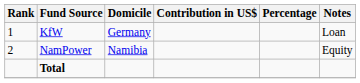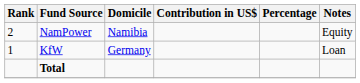rows swapped: (51, 31) <-> (66, 50)
